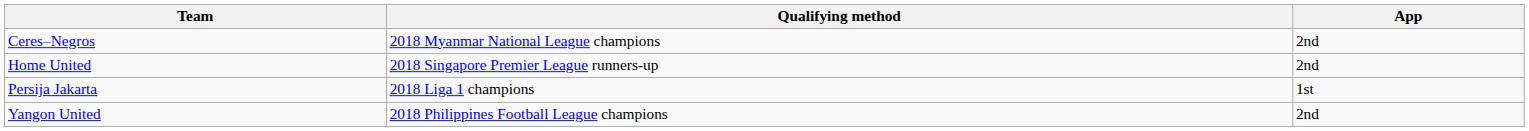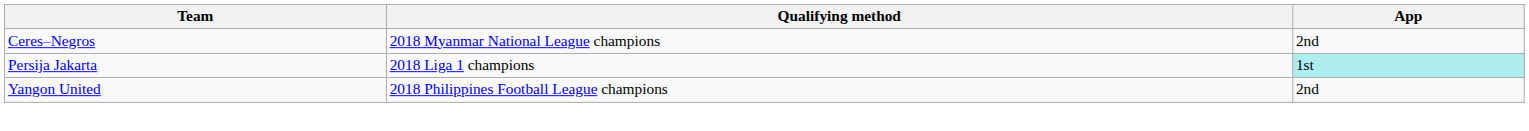- row: (50, 65)
(1305, 89) no background -> (1305, 65) paleturquoise background
